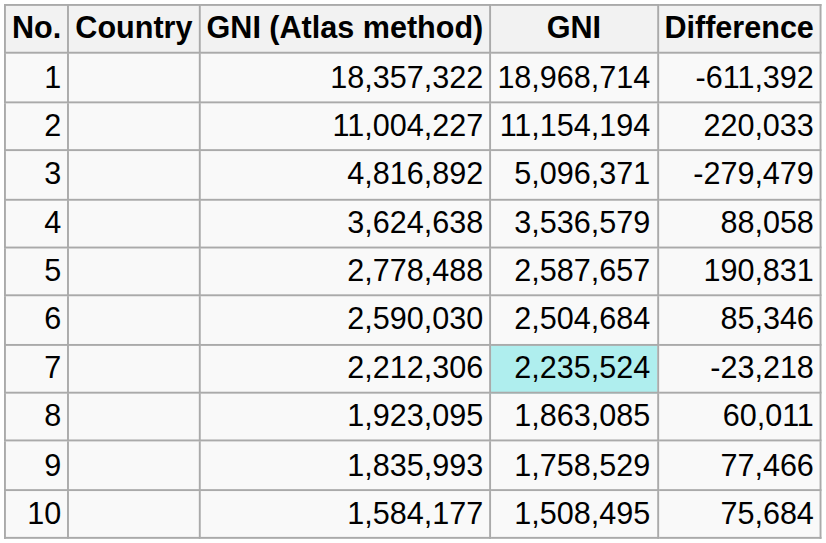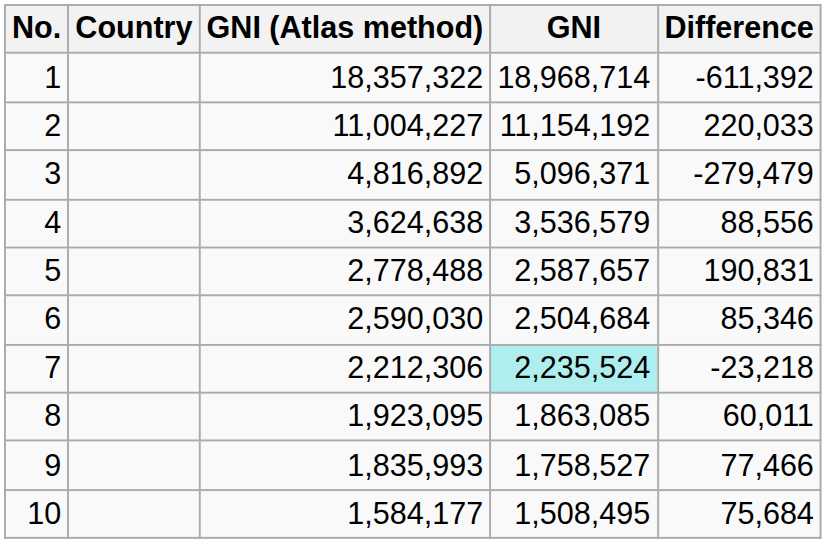(575, 125) 11,154,194 -> (575, 125) 11,154,192
(767, 222) 88,058 -> (767, 222) 88,556
(582, 464) 1,758,529 -> (582, 464) 1,758,527
